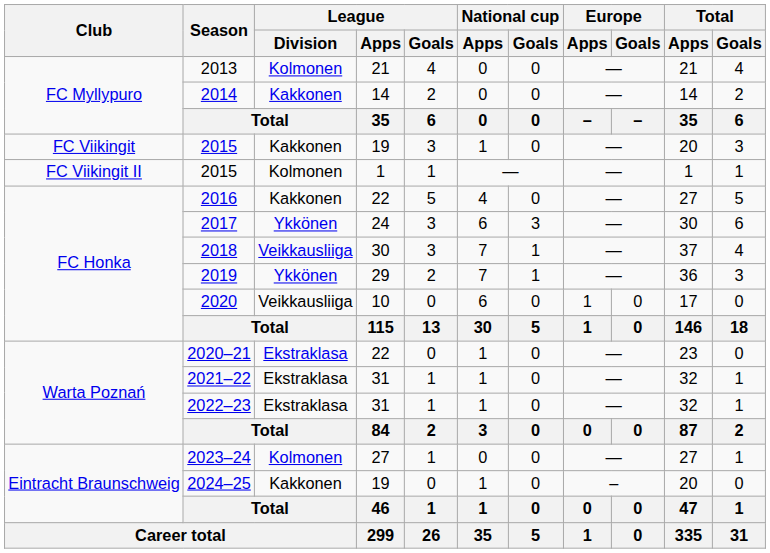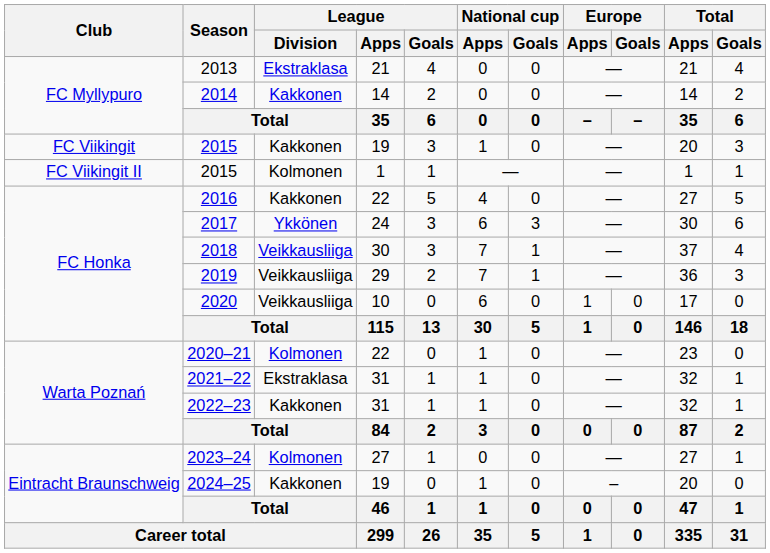(305, 69) Kolmonen -> (305, 69) Ekstraklasa
(305, 276) Ykkönen -> (305, 276) Veikkausliiga
(305, 353) Ekstraklasa -> (305, 353) Kolmonen
(305, 405) Ekstraklasa -> (305, 405) Kakkonen
